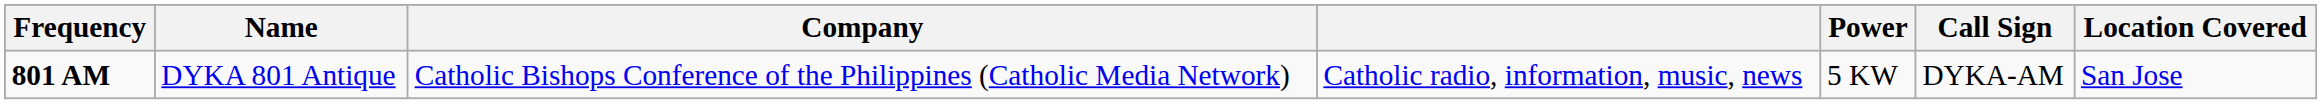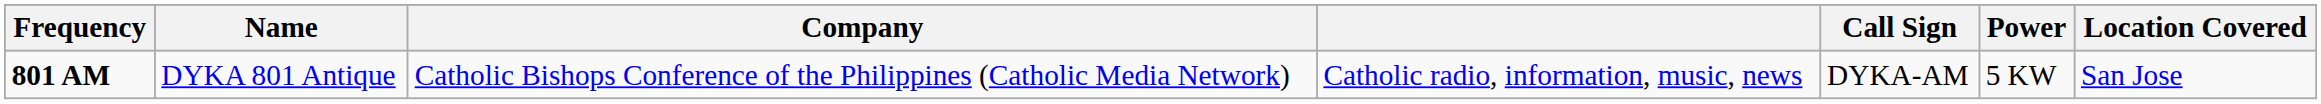columns swapped: (1995, 27) <-> (1868, 27)
